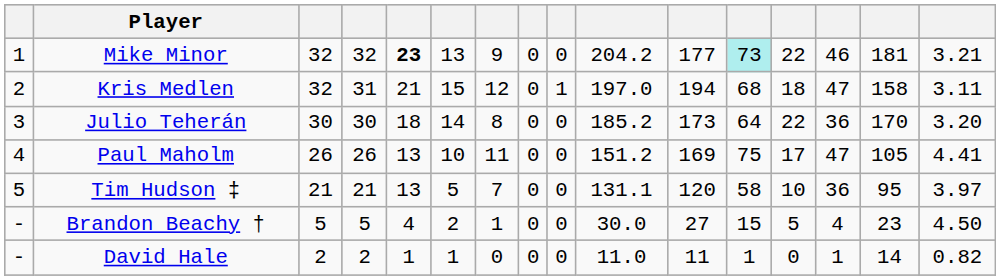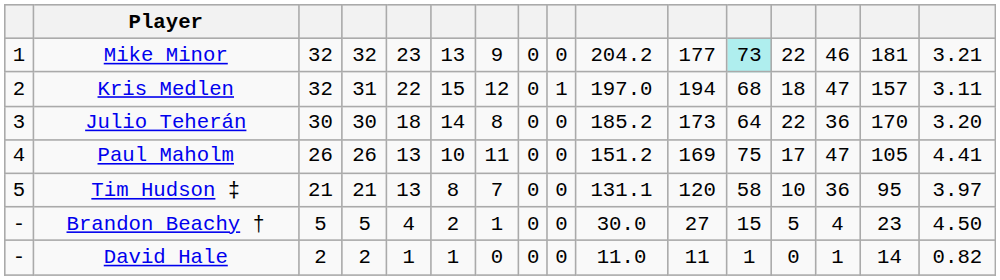(409, 55) bold -> (409, 55) normal
(409, 89) 21 -> (409, 89) 22
(890, 89) 158 -> (890, 89) 157
(453, 190) 5 -> (453, 190) 8
